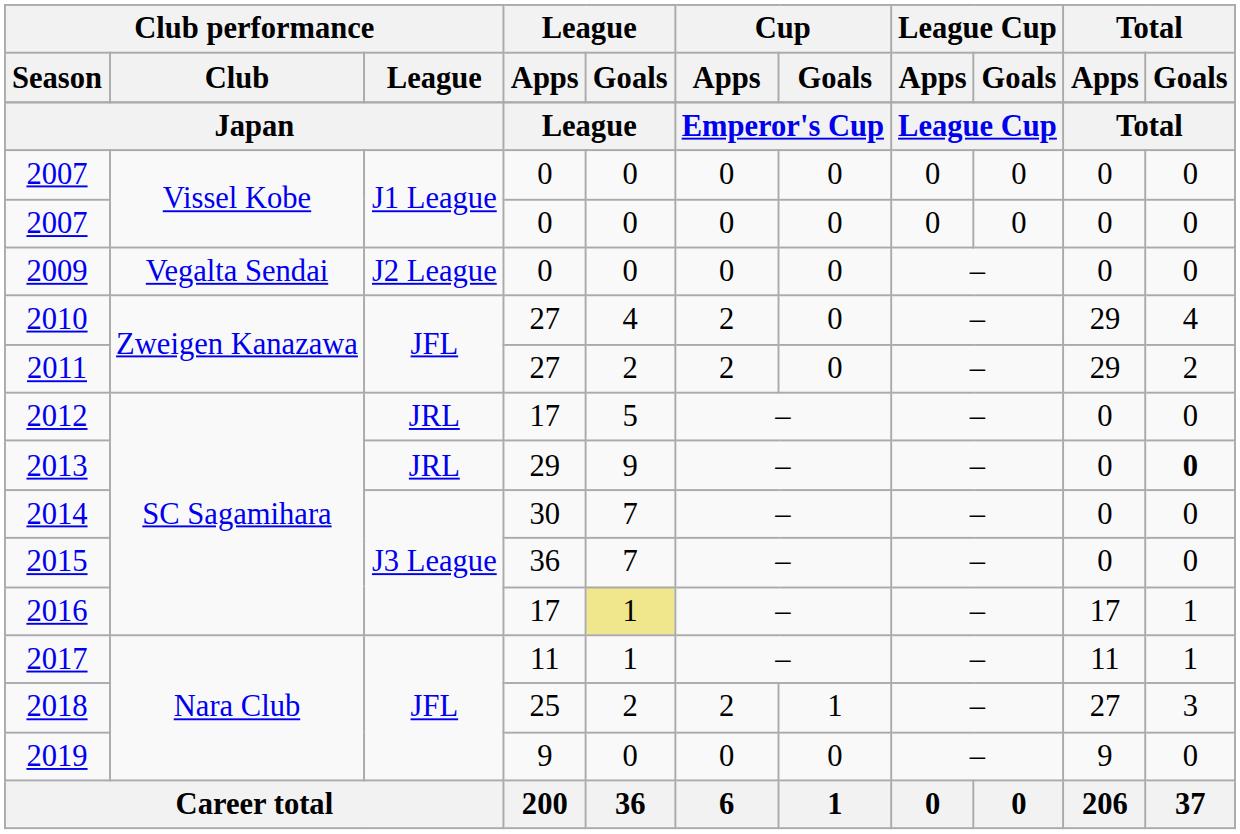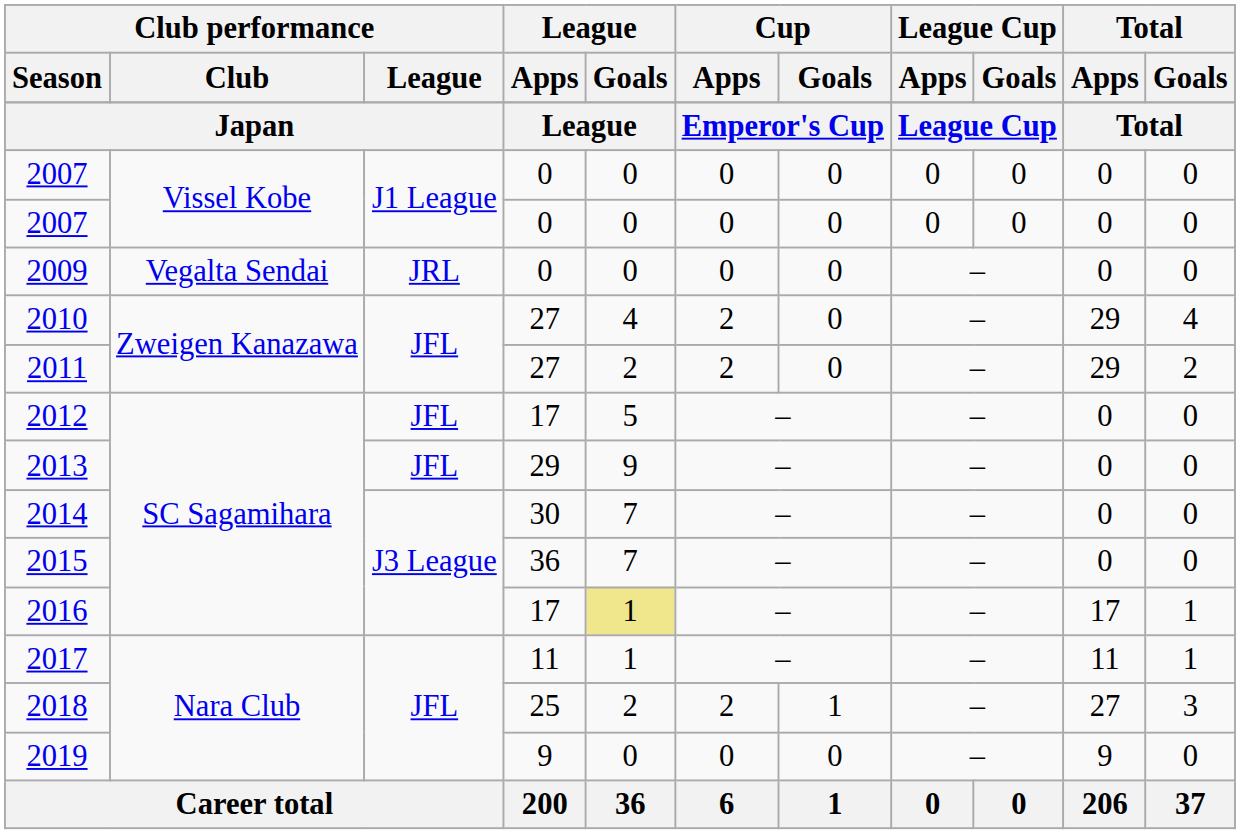(434, 271) J2 League -> (434, 271) JRL
(434, 416) JRL -> (434, 416) JFL
(434, 464) JRL -> (434, 464) JFL
(1190, 464) bold -> (1190, 464) normal
